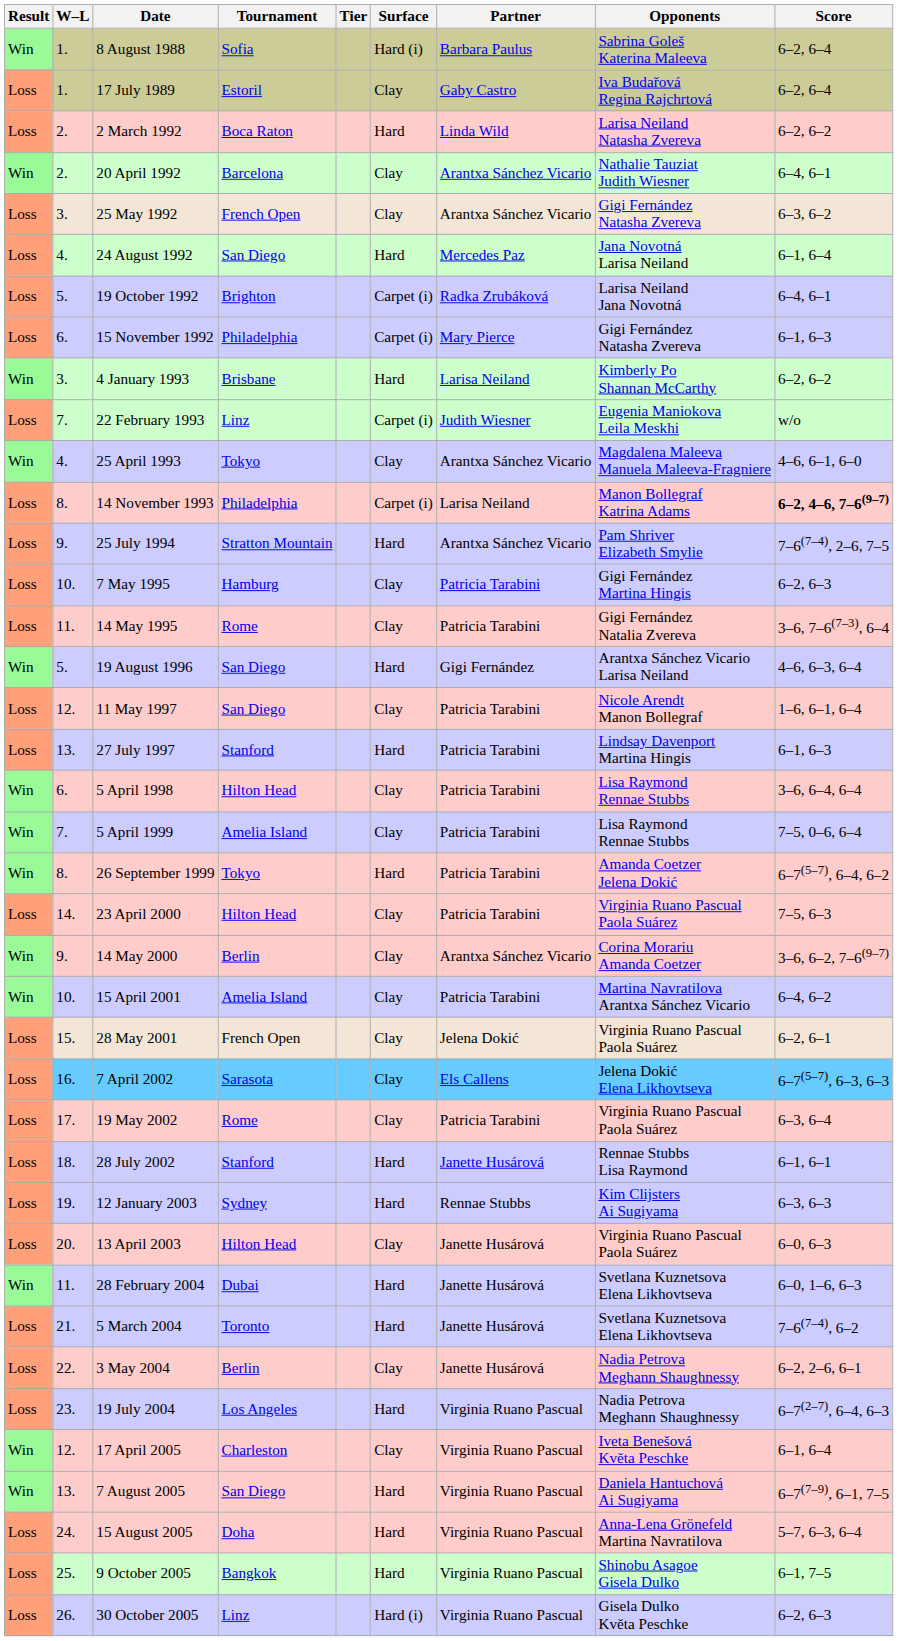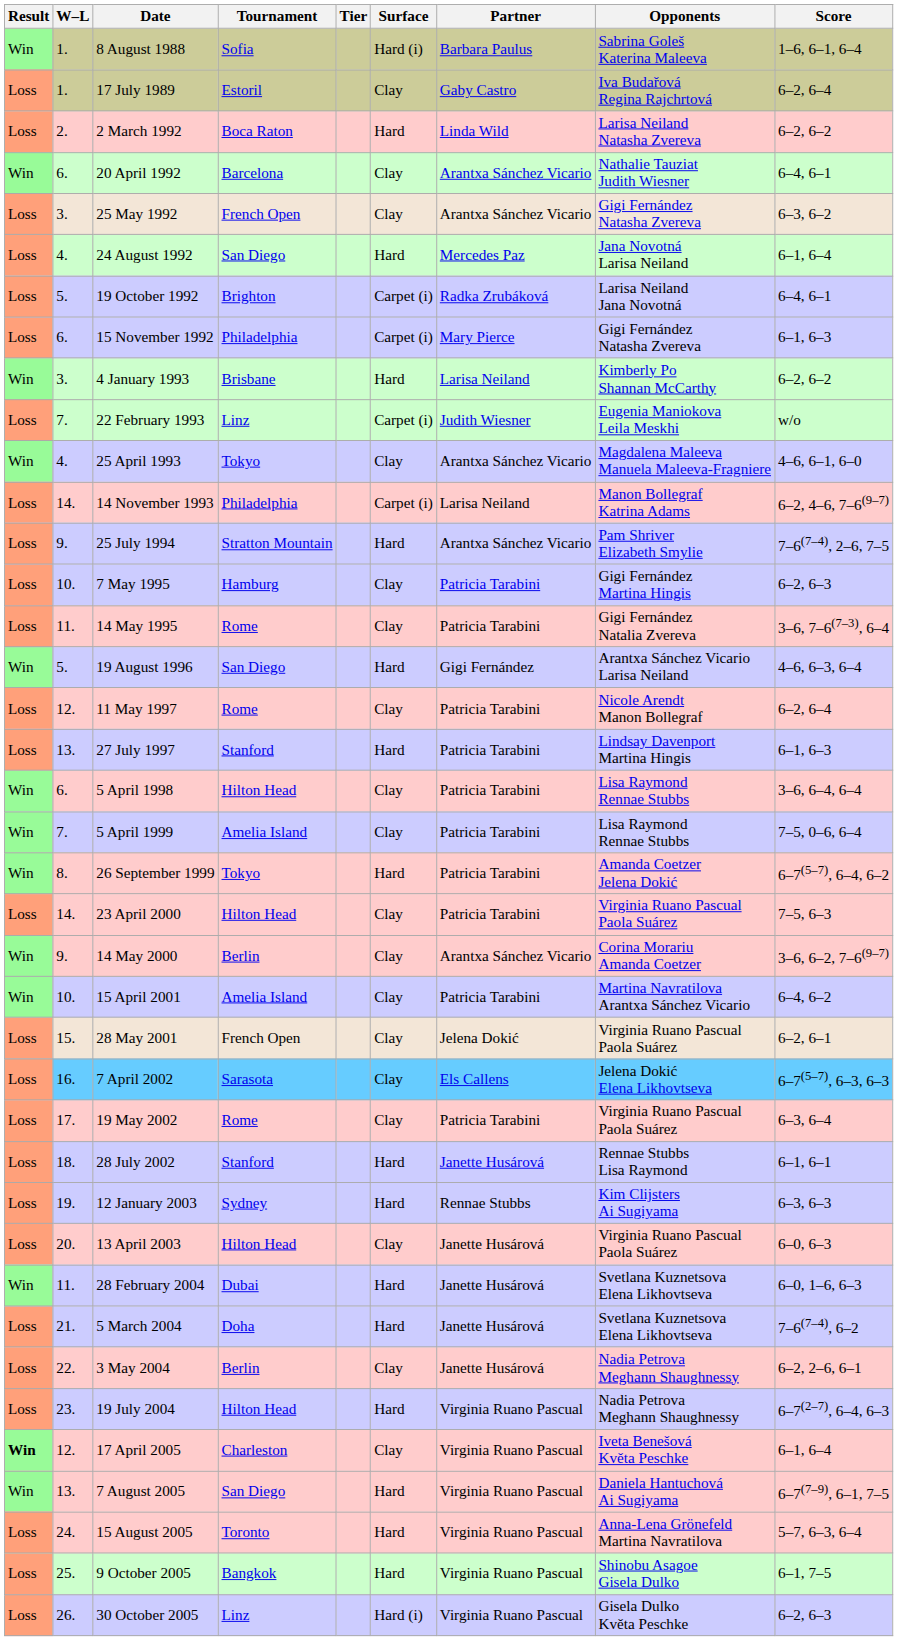(805, 49) 6–2, 6–4 -> (820, 49) 1–6, 6–1, 6–4
(62, 172) 2. -> (62, 172) 6.
(62, 502) 8. -> (66, 502) 14.
(834, 502) bold -> (834, 502) normal
(253, 708) San Diego -> (240, 708) Rome
(820, 708) 1–6, 6–1, 6–4 -> (805, 708) 6–2, 6–4
(245, 1326) Toronto -> (238, 1326) Doha
(259, 1409) Los Angeles -> (259, 1409) Hilton Head
(21, 1450) normal -> (22, 1450) bold
(238, 1532) Doha -> (245, 1532) Toronto
